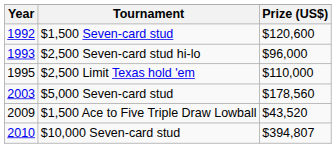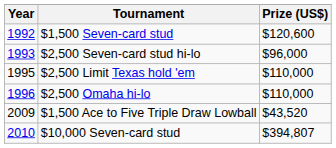+ row: (96, 93)
- row: (107, 93)
